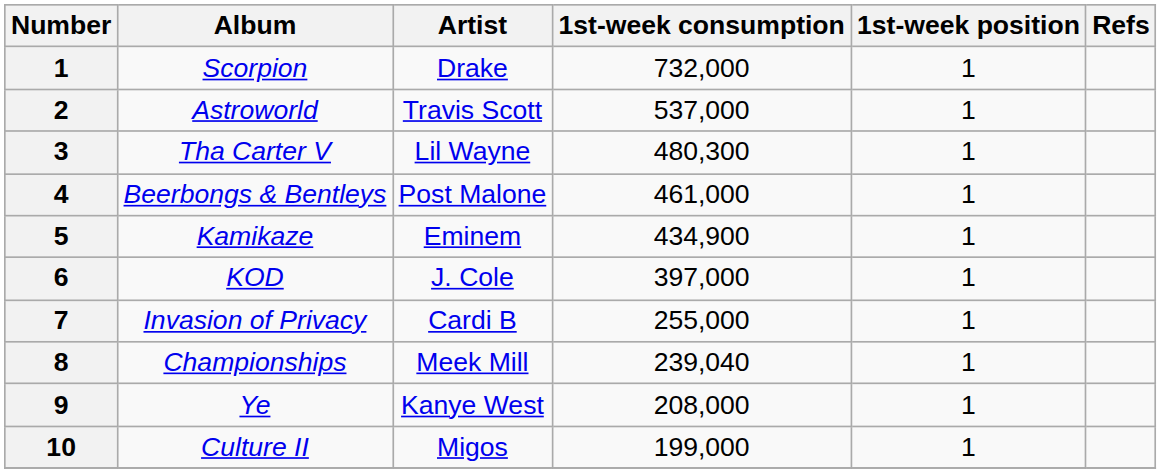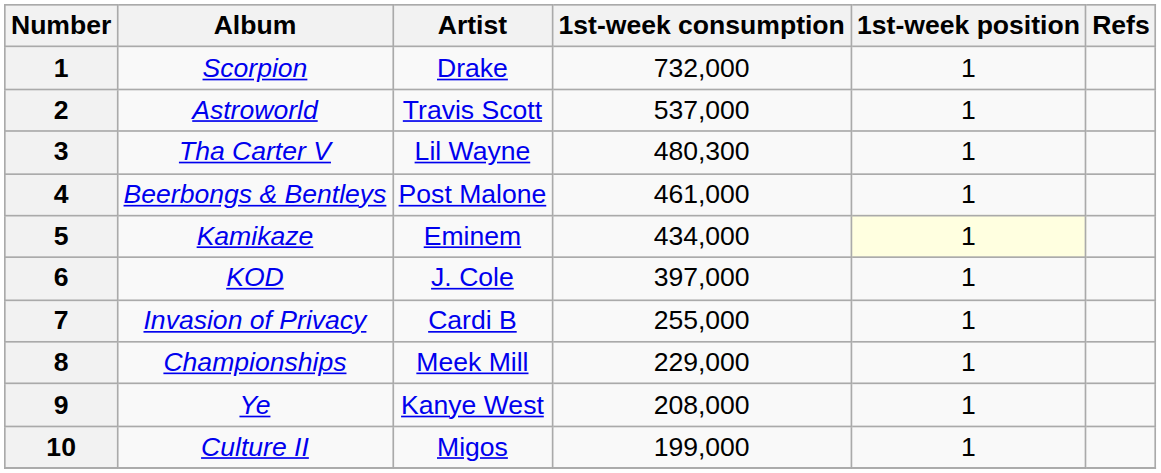(702, 236) 434,900 -> (702, 236) 434,000
(968, 236) no background -> (968, 236) lightyellow background
(702, 362) 239,040 -> (702, 362) 229,000
